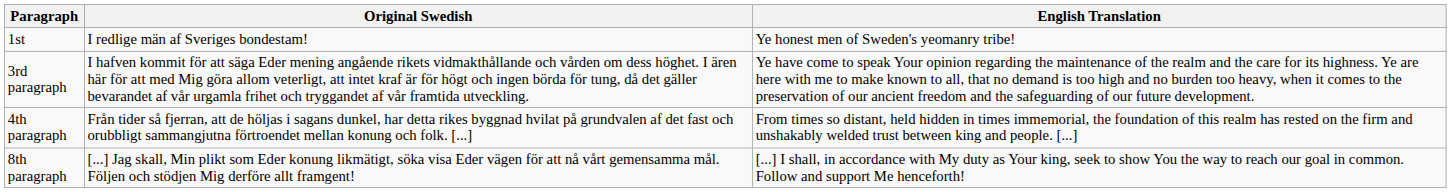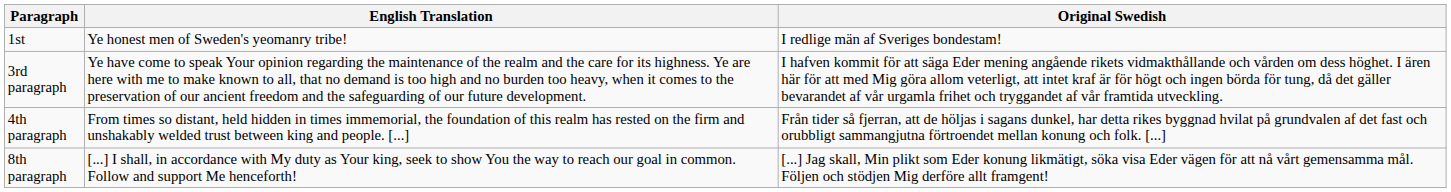columns swapped: (418, 16) <-> (1099, 16)
